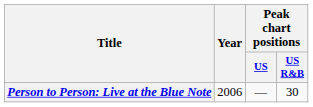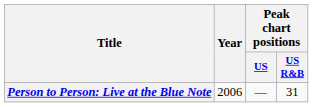(292, 92) 30 -> (292, 92) 31
